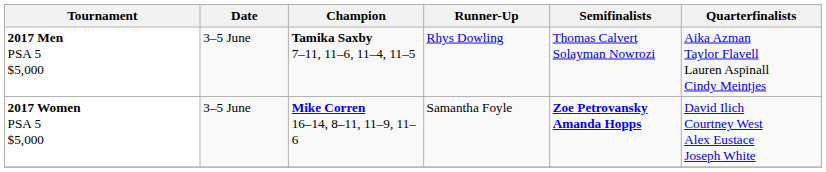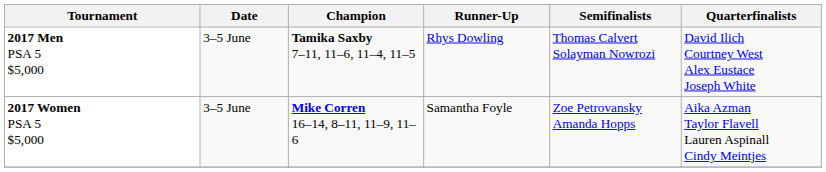(727, 61) Aika Azman Taylor Flavell Lauren Aspinall Cindy Meintjes -> (723, 61) David Ilich Courtney West Alex Eustace Joseph White
(600, 116) bold -> (597, 116) normal
(723, 132) David Ilich Courtney West Alex Eustace Joseph White -> (727, 132) Aika Azman Taylor Flavell Lauren Aspinall Cindy Meintjes
